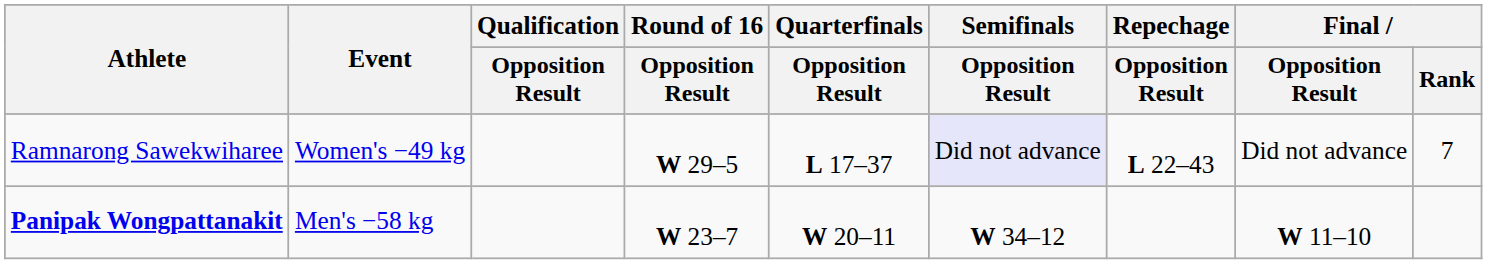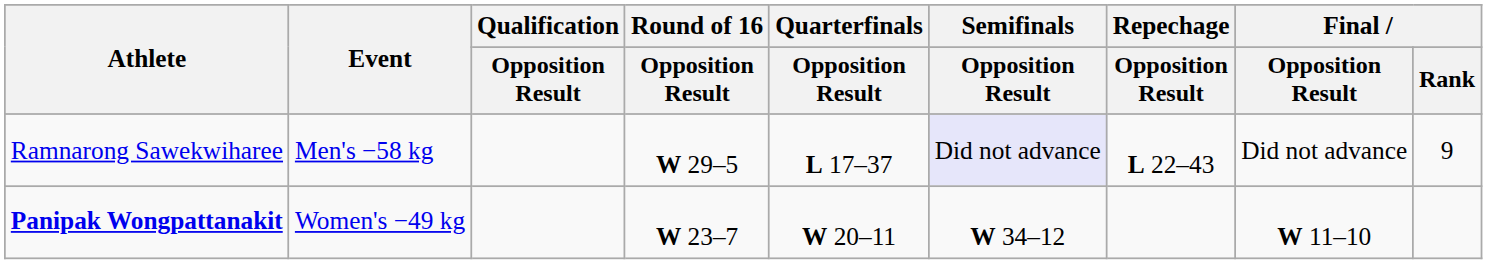(380, 150) Women's −49 kg -> (364, 150) Men's −58 kg
(1447, 150) 7 -> (1447, 150) 9
(364, 221) Men's −58 kg -> (380, 221) Women's −49 kg
